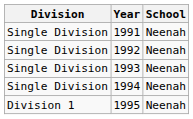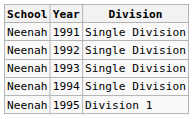columns swapped: (166, 14) <-> (58, 14)
